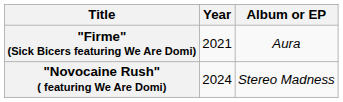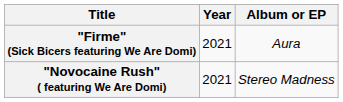(217, 79) 2024 -> (217, 79) 2021
